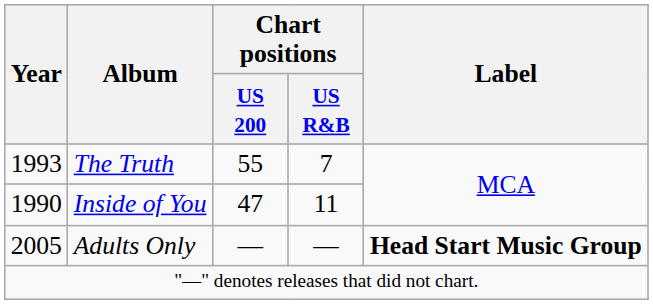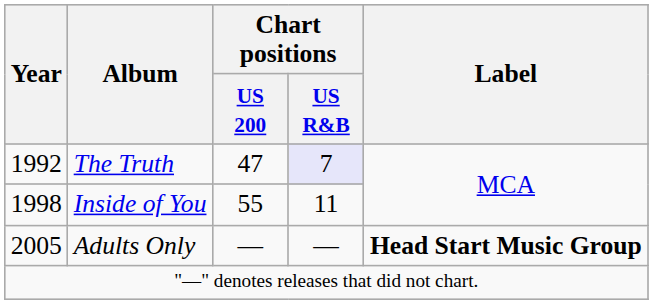(36, 163) 1993 -> (36, 163) 1992
(250, 163) 55 -> (250, 163) 47
(326, 163) no background -> (326, 163) lavender background
(36, 204) 1990 -> (36, 204) 1998
(250, 204) 47 -> (250, 204) 55
